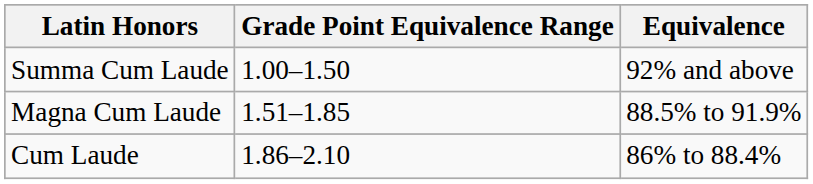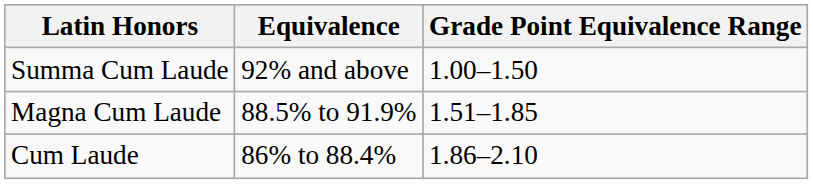columns swapped: (427, 26) <-> (714, 26)
